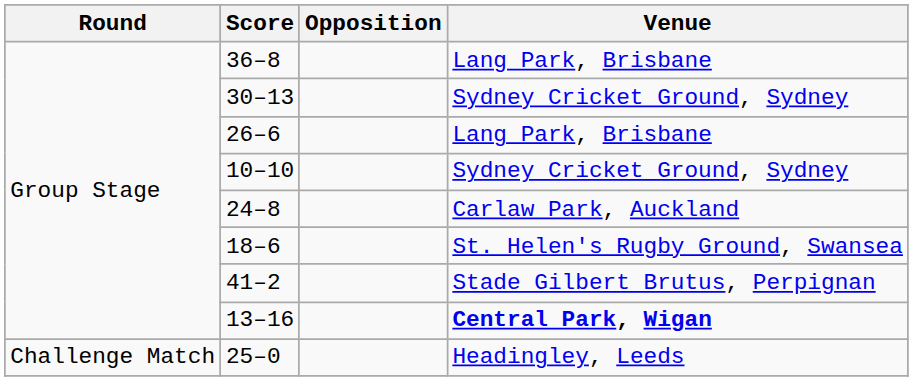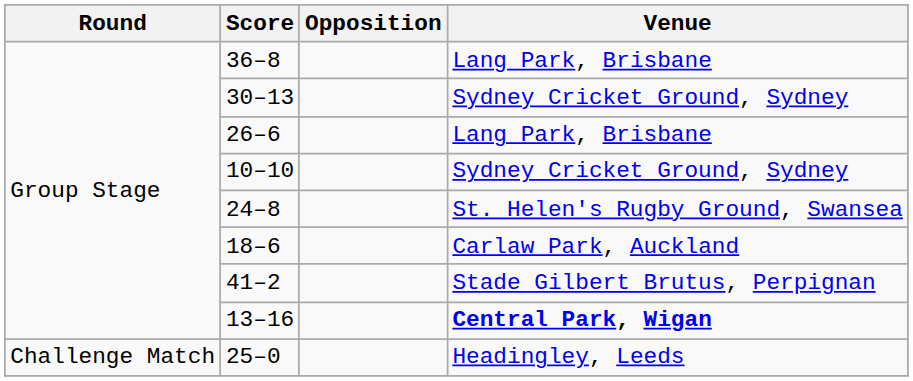(596, 209) Carlaw Park, Auckland -> (678, 209) St. Helen's Rugby Ground, Swansea
(678, 246) St. Helen's Rugby Ground, Swansea -> (596, 246) Carlaw Park, Auckland
